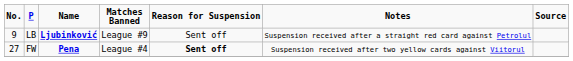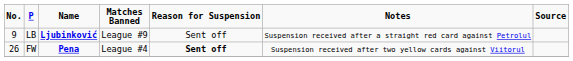(14, 49) 27 -> (14, 49) 26
